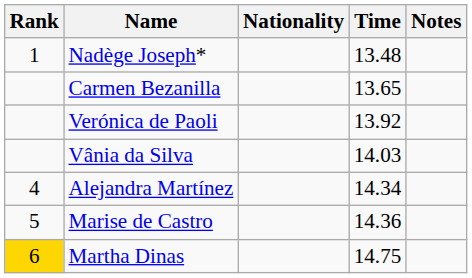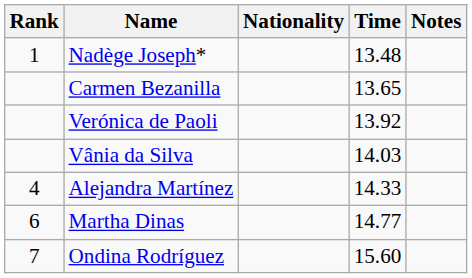(377, 188) 14.34 -> (377, 188) 14.33
- row: (141, 222)
(34, 255) gold background -> (34, 222) no background
(377, 255) 14.75 -> (377, 222) 14.77
+ row: (146, 255)
